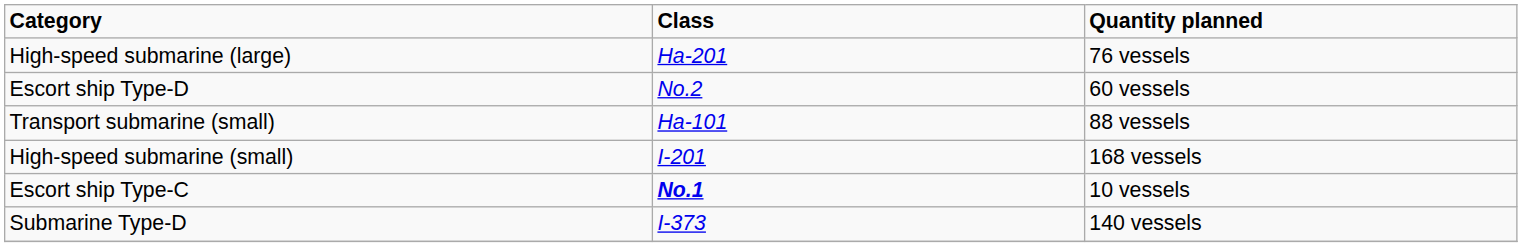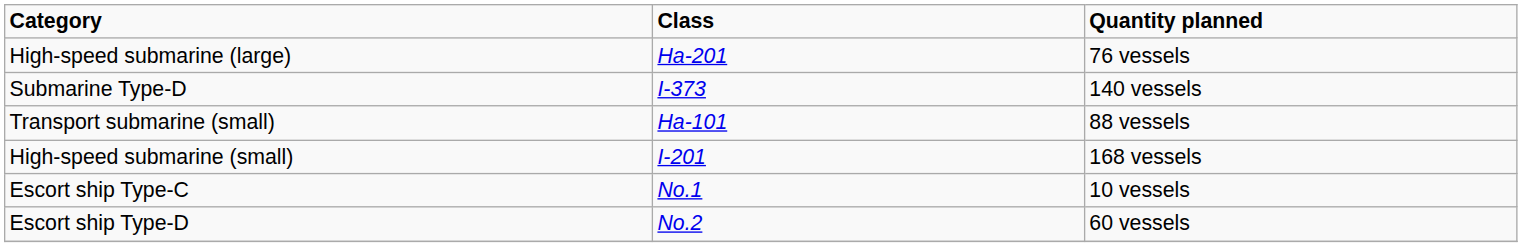rows swapped: (98, 223) <-> (99, 88)
(680, 190) bold -> (680, 190) normal
